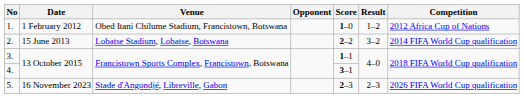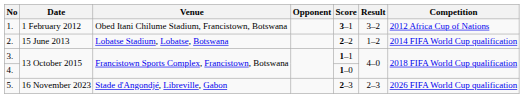(346, 26) 1–0 -> (346, 26) 3–1
(373, 26) 1–2 -> (373, 26) 3–2
(373, 41) 3–2 -> (373, 41) 1–2
(346, 70) 3–1 -> (346, 70) 1–0
